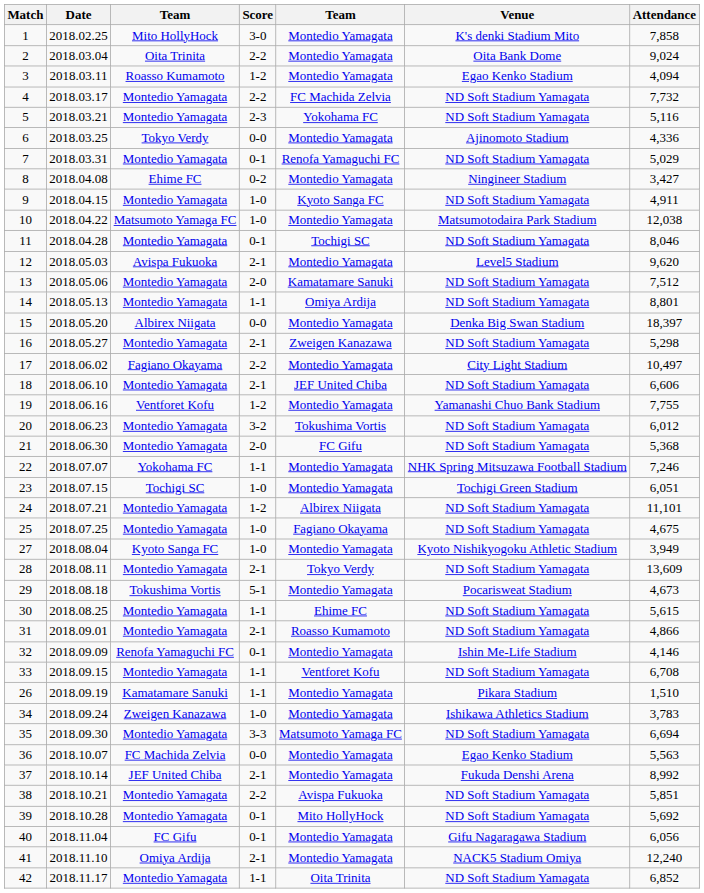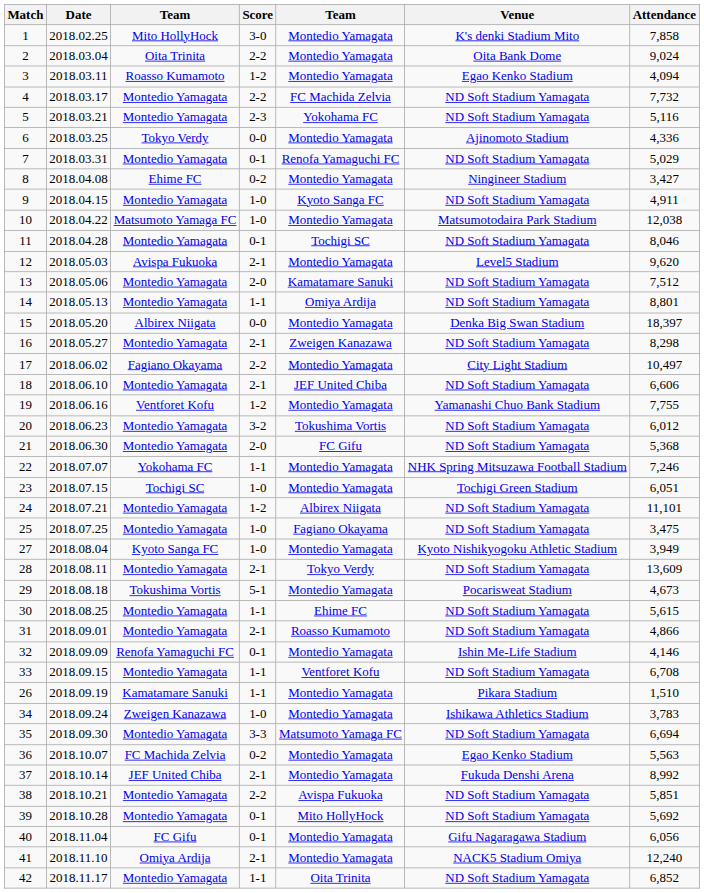(664, 343) 5,298 -> (664, 343) 8,298
(664, 528) 4,675 -> (664, 528) 3,475
(258, 754) 0-0 -> (258, 754) 0-2
